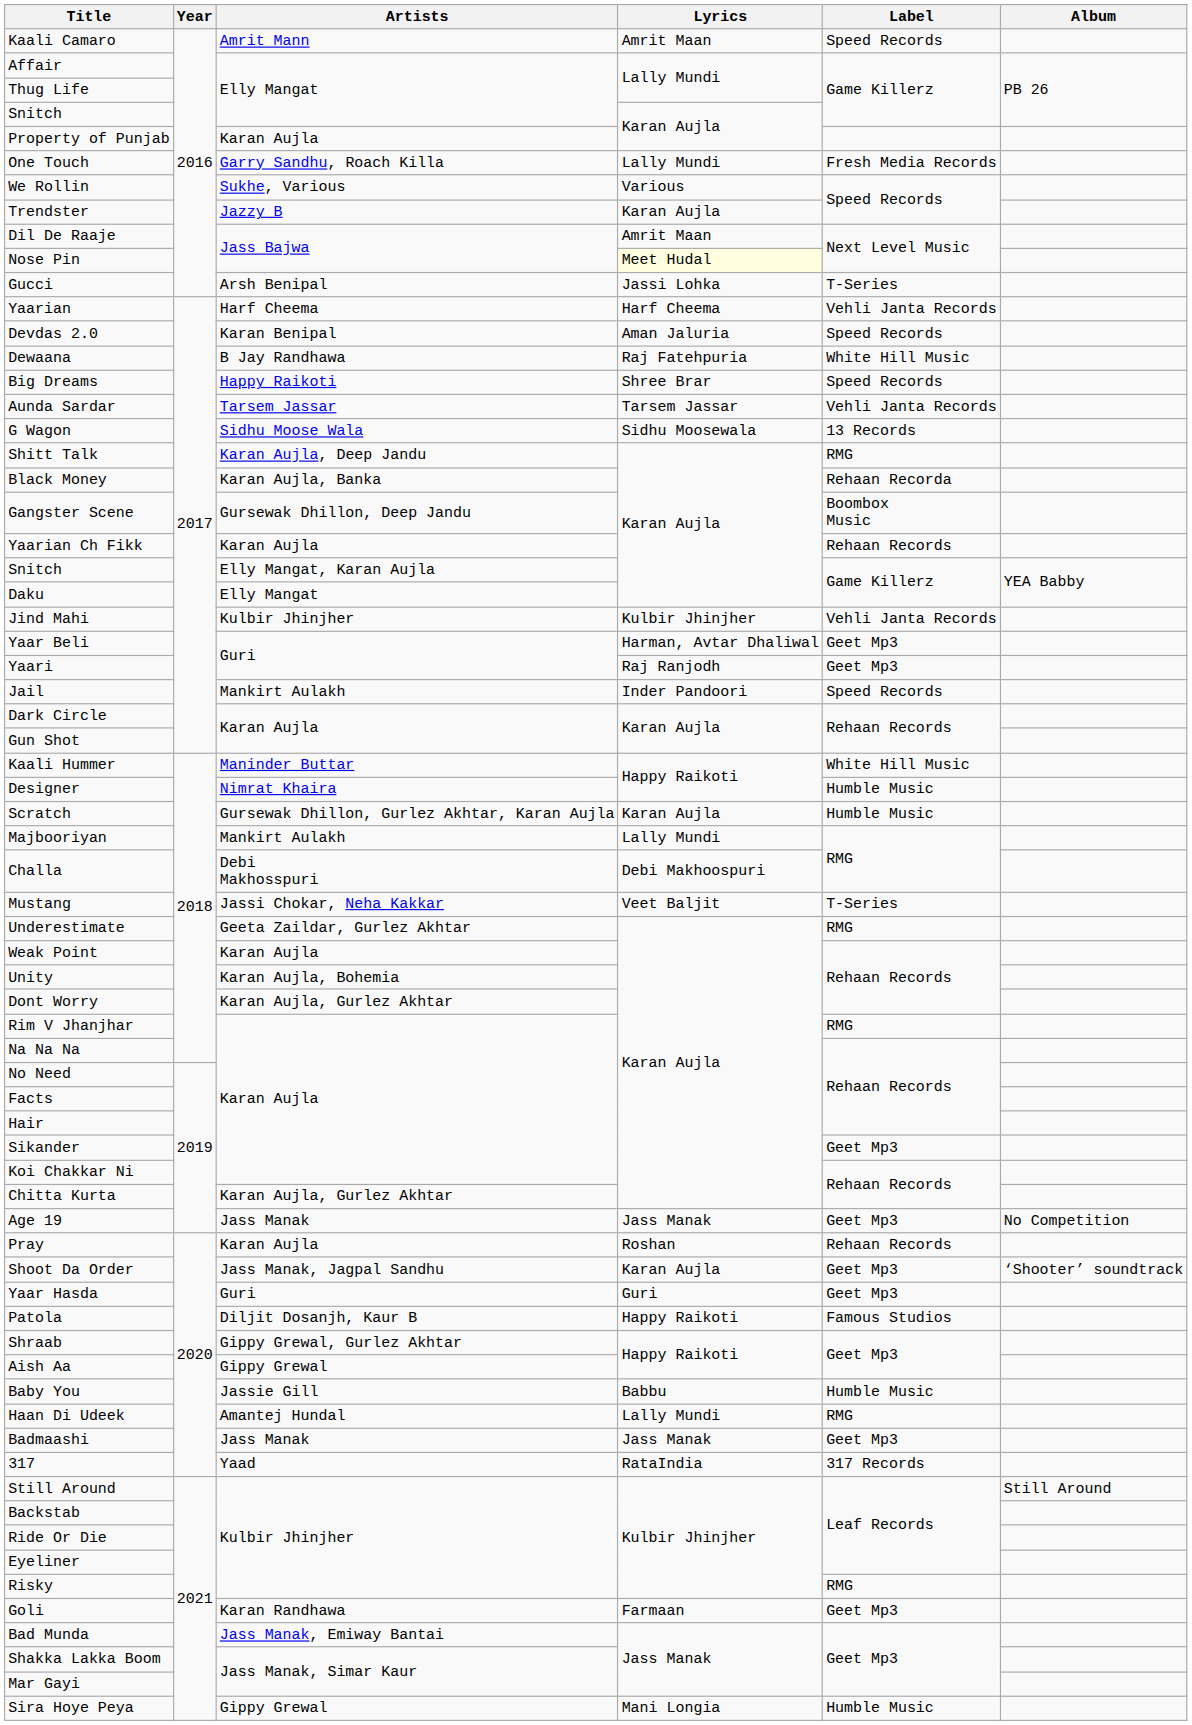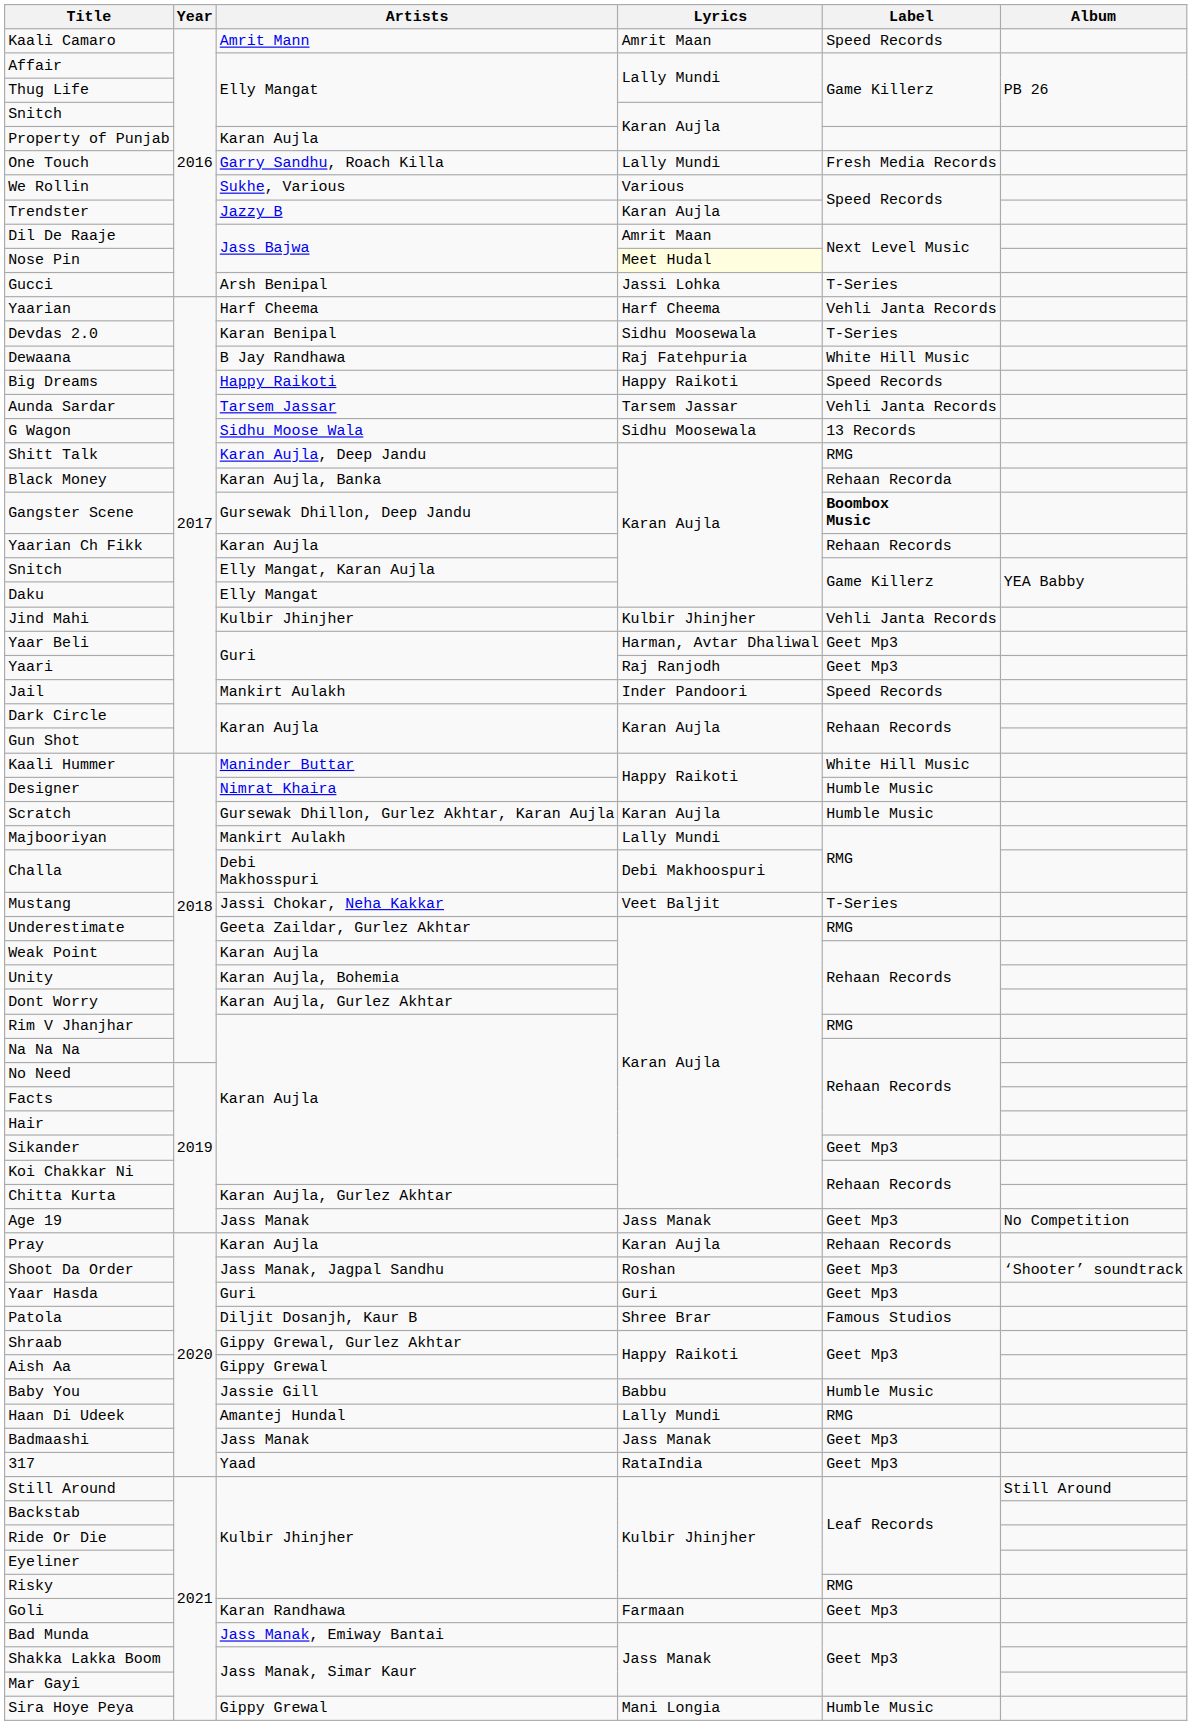(675, 334) Aman Jaluria -> (689, 334) Sidhu Moosewala
(884, 334) Speed Records -> (862, 334) T-Series
(666, 382) Shree Brar -> (680, 382) Happy Raikoti
(858, 513) normal -> (858, 513) bold
(649, 1245) Roshan -> (671, 1245) Karan Aujla
(671, 1270) Karan Aujla -> (649, 1270) Roshan
(680, 1318) Happy Raikoti -> (666, 1318) Shree Brar
(875, 1464) 317 Records -> (862, 1464) Geet Mp3
